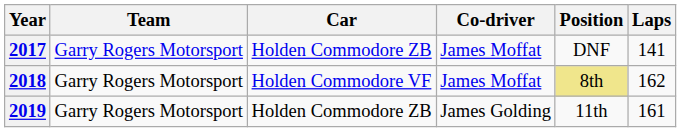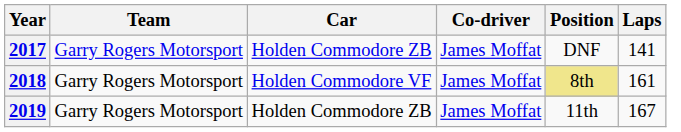(652, 81) 162 -> (642, 81) 161
(496, 111) James Golding -> (491, 111) James Moffat
(652, 111) 161 -> (642, 111) 167
